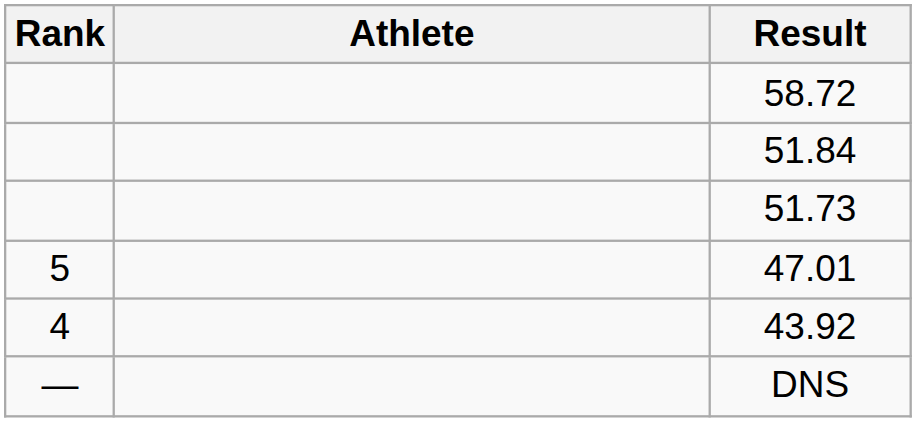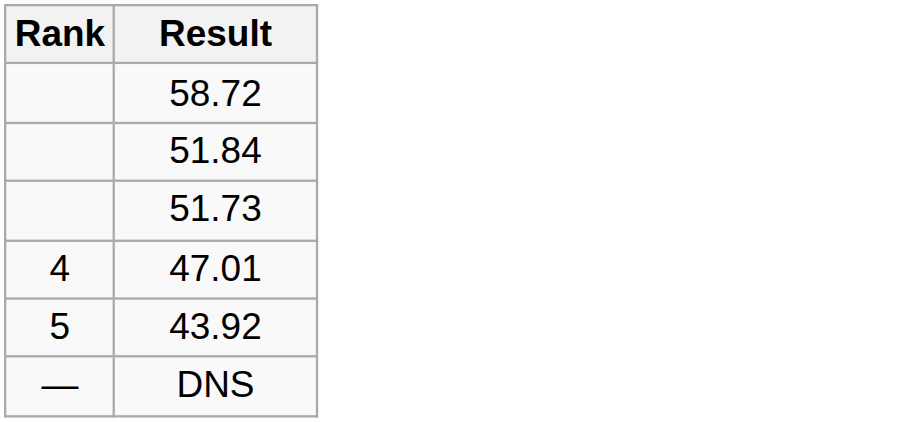- column: (412, 33)
(60, 268) 5 -> (60, 268) 4
(60, 326) 4 -> (60, 326) 5
